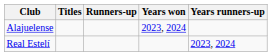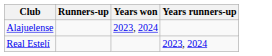- column: (70, 12)
